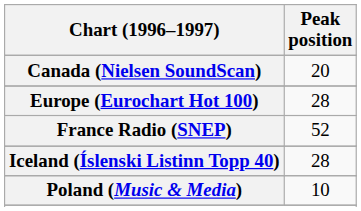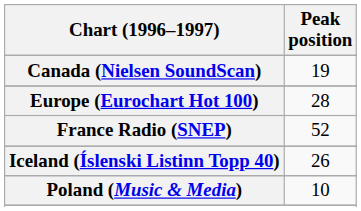(320, 70) 20 -> (320, 70) 19
(320, 160) 28 -> (320, 160) 26
